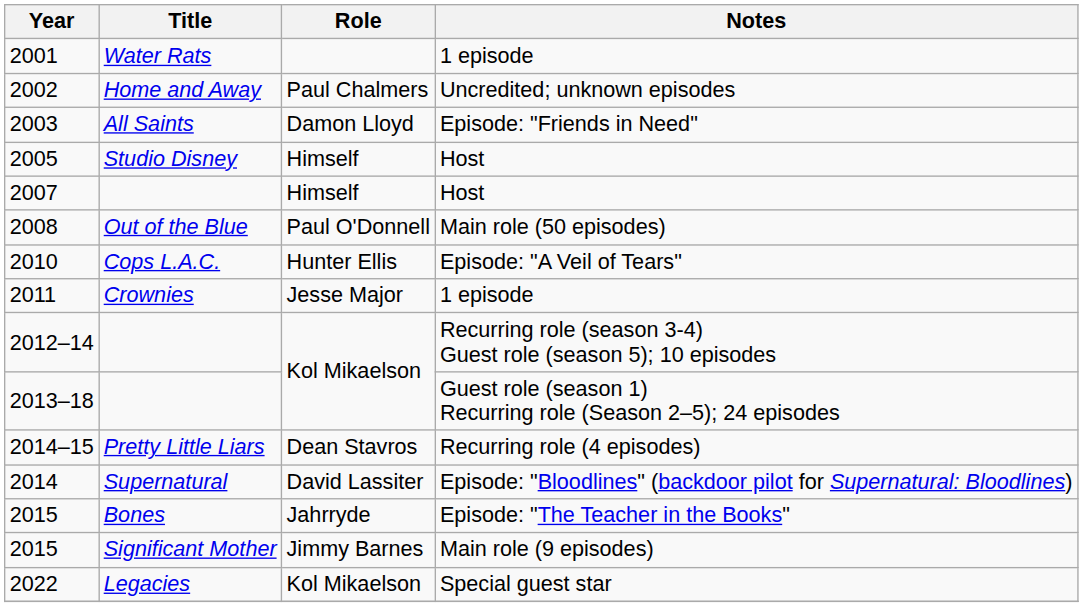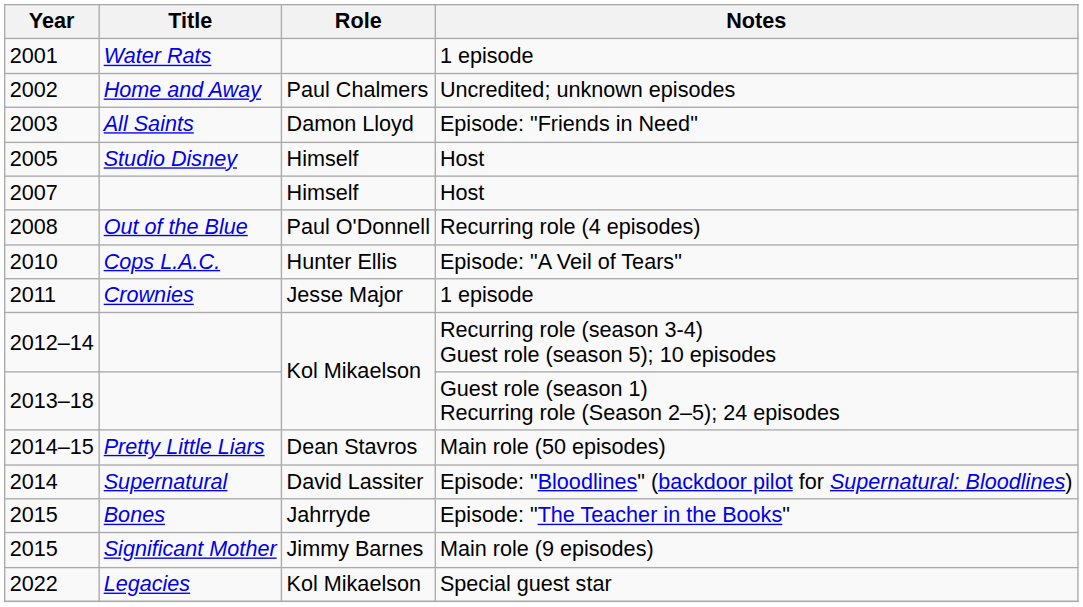(553, 227) Main role (50 episodes) -> (570, 227) Recurring role (4 episodes)
(570, 447) Recurring role (4 episodes) -> (553, 447) Main role (50 episodes)
